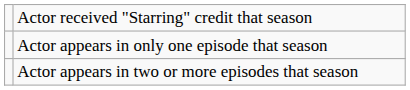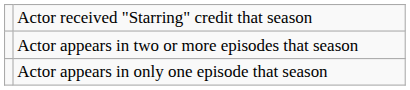rows swapped: (188, 71) <-> (172, 44)
